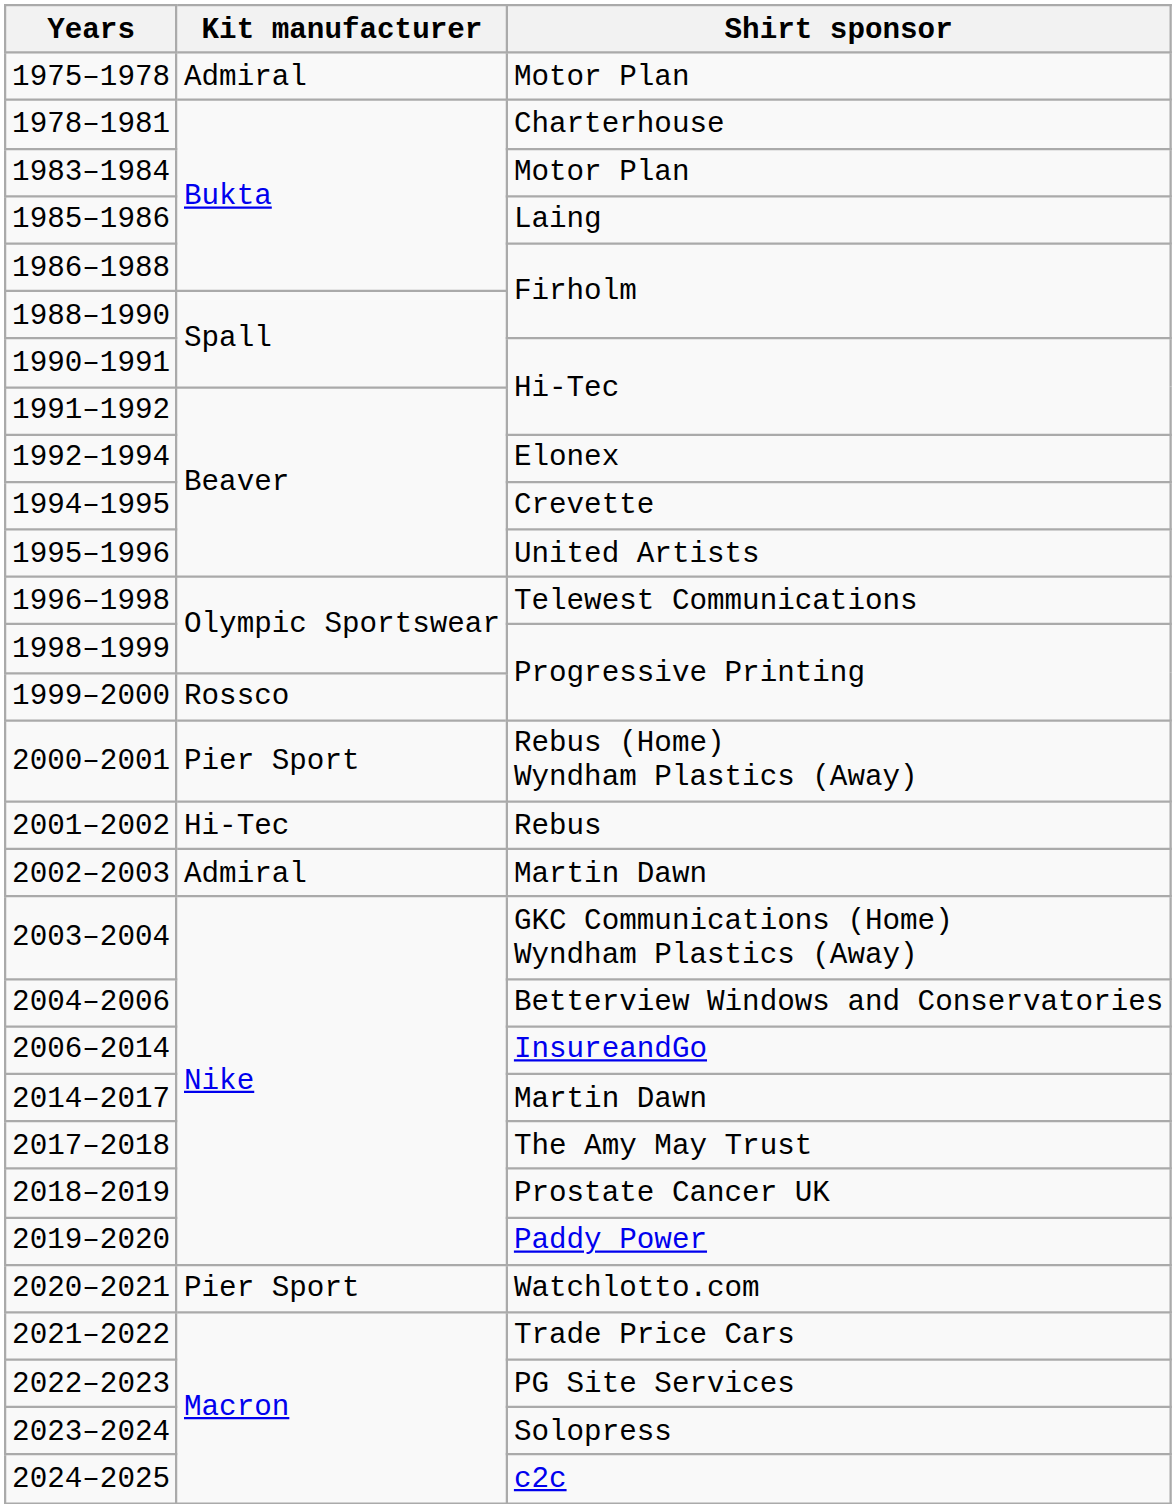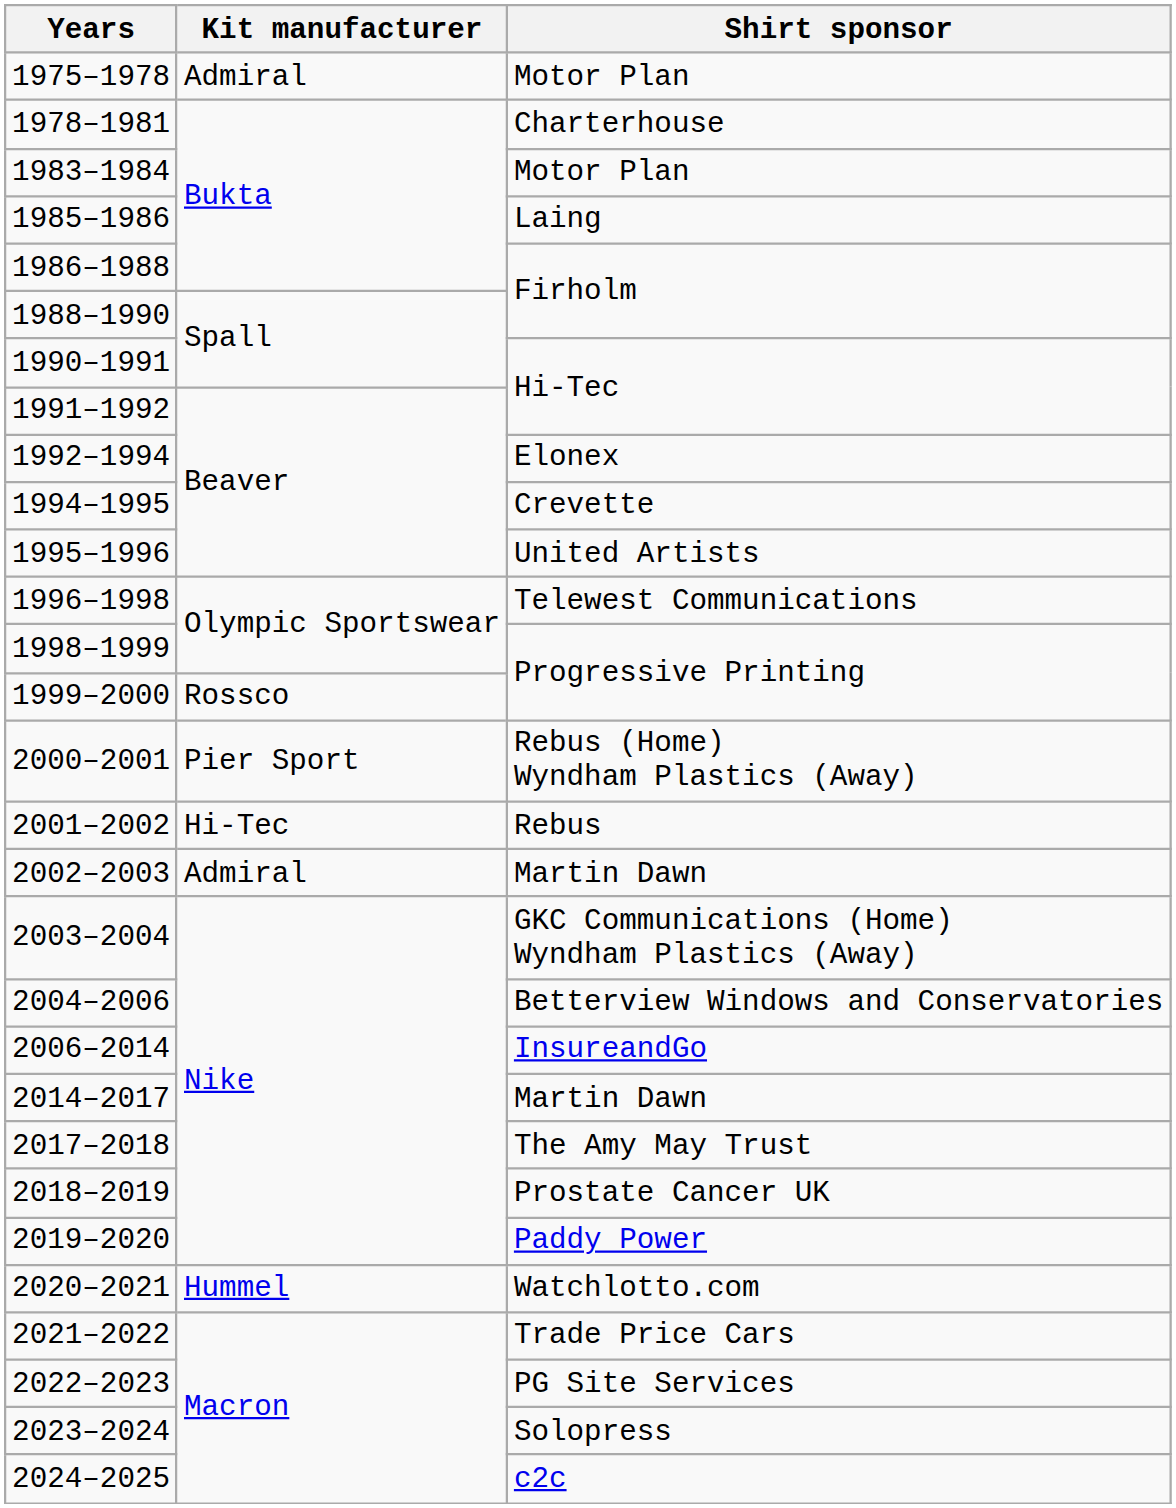(272, 1288) Pier Sport -> (237, 1288) Hummel
